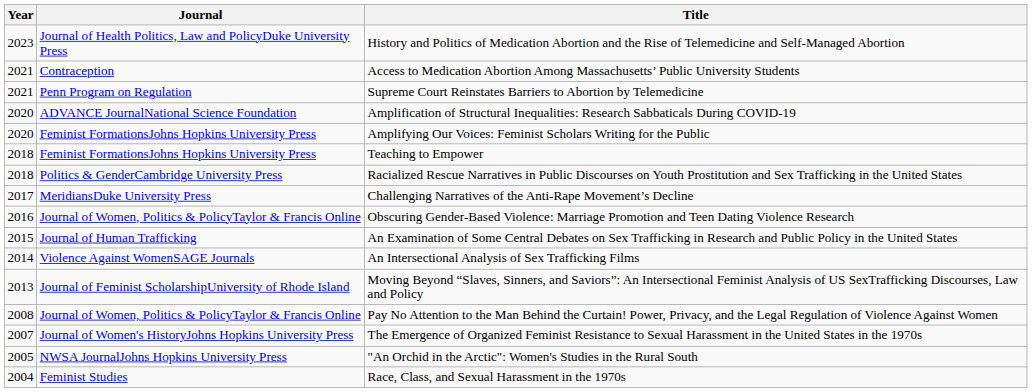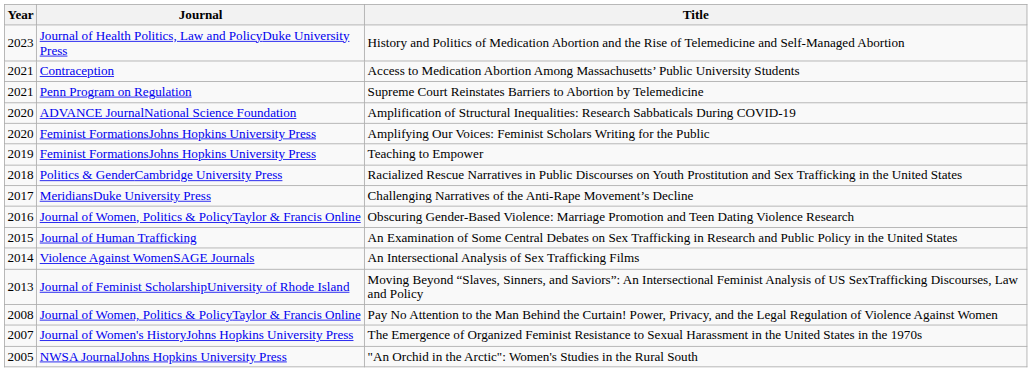(21, 154) 2018 -> (21, 154) 2019
- row: (497, 377)
